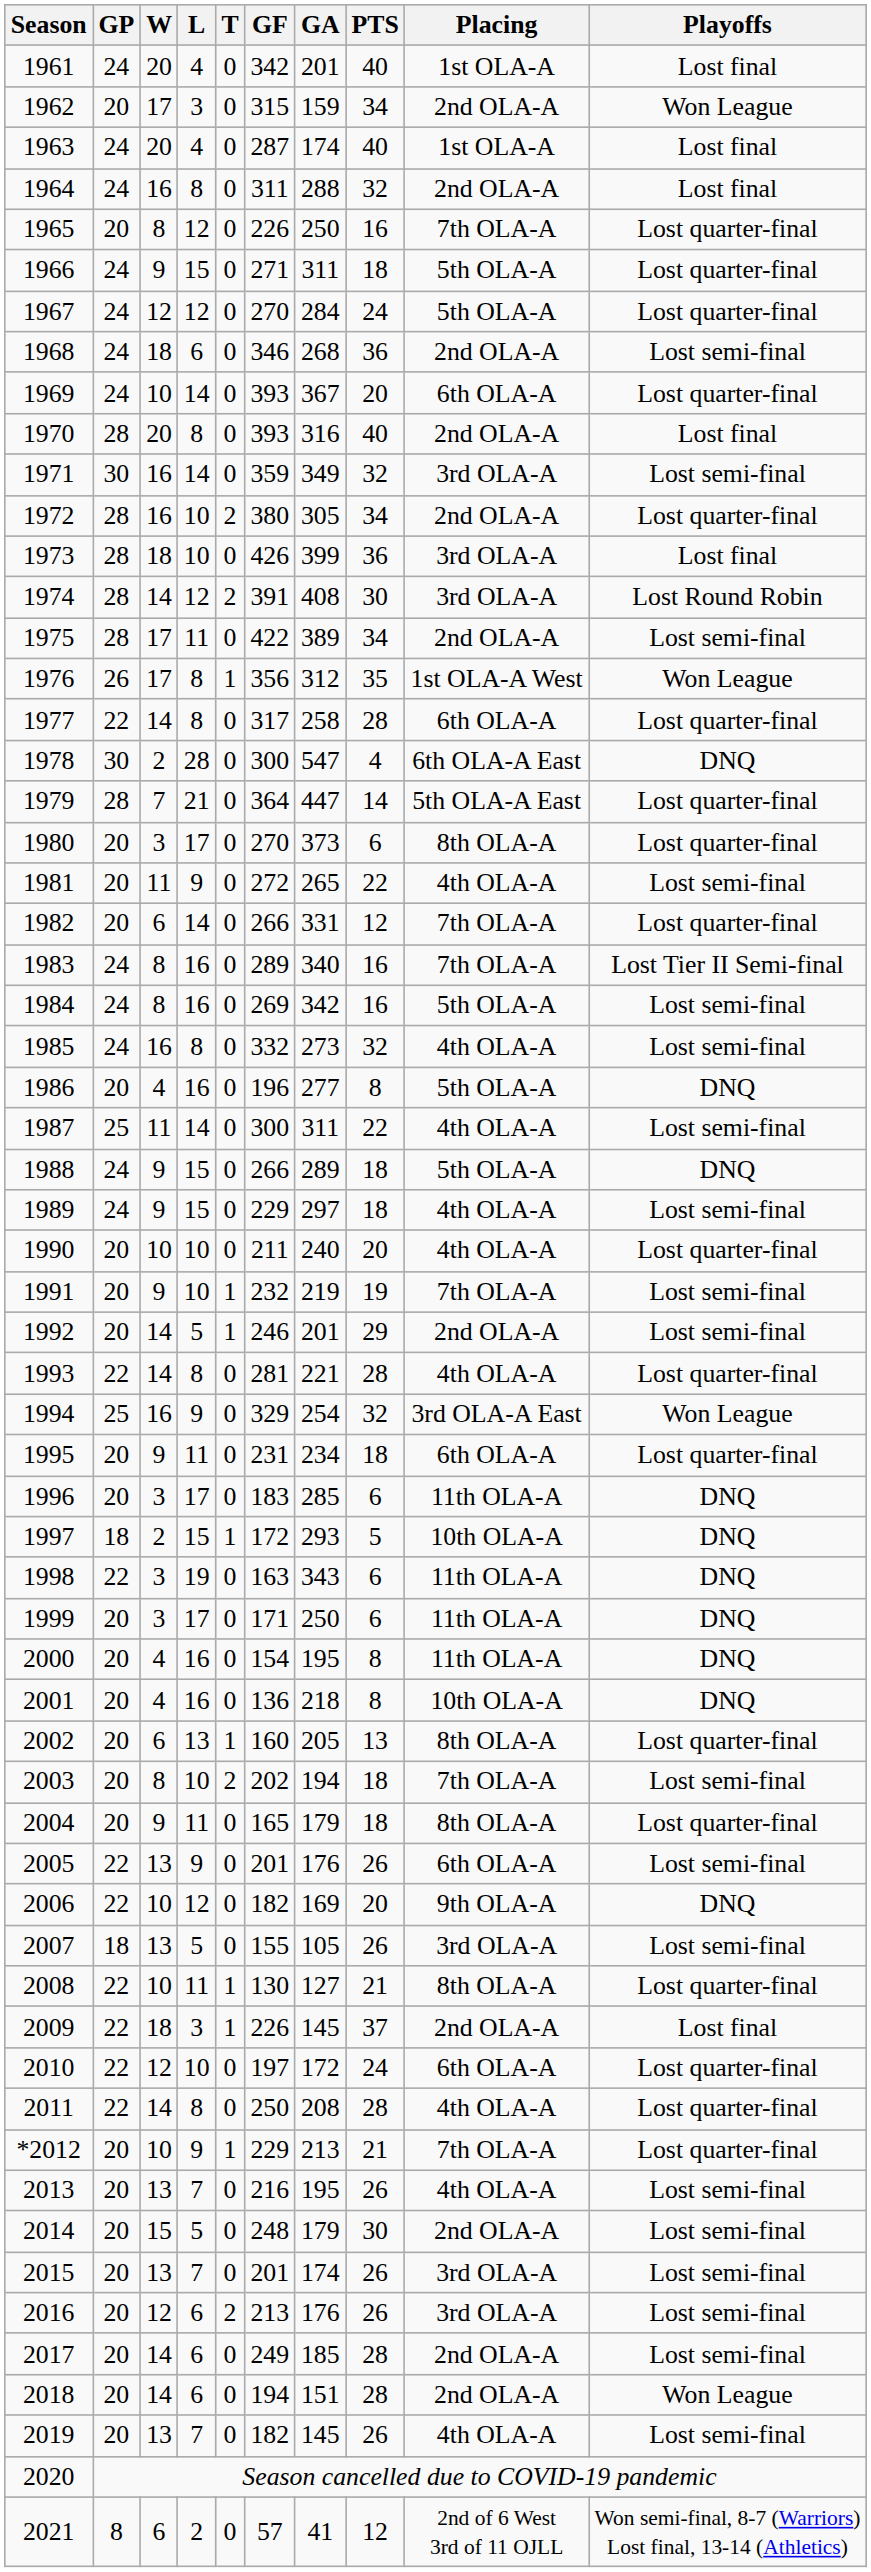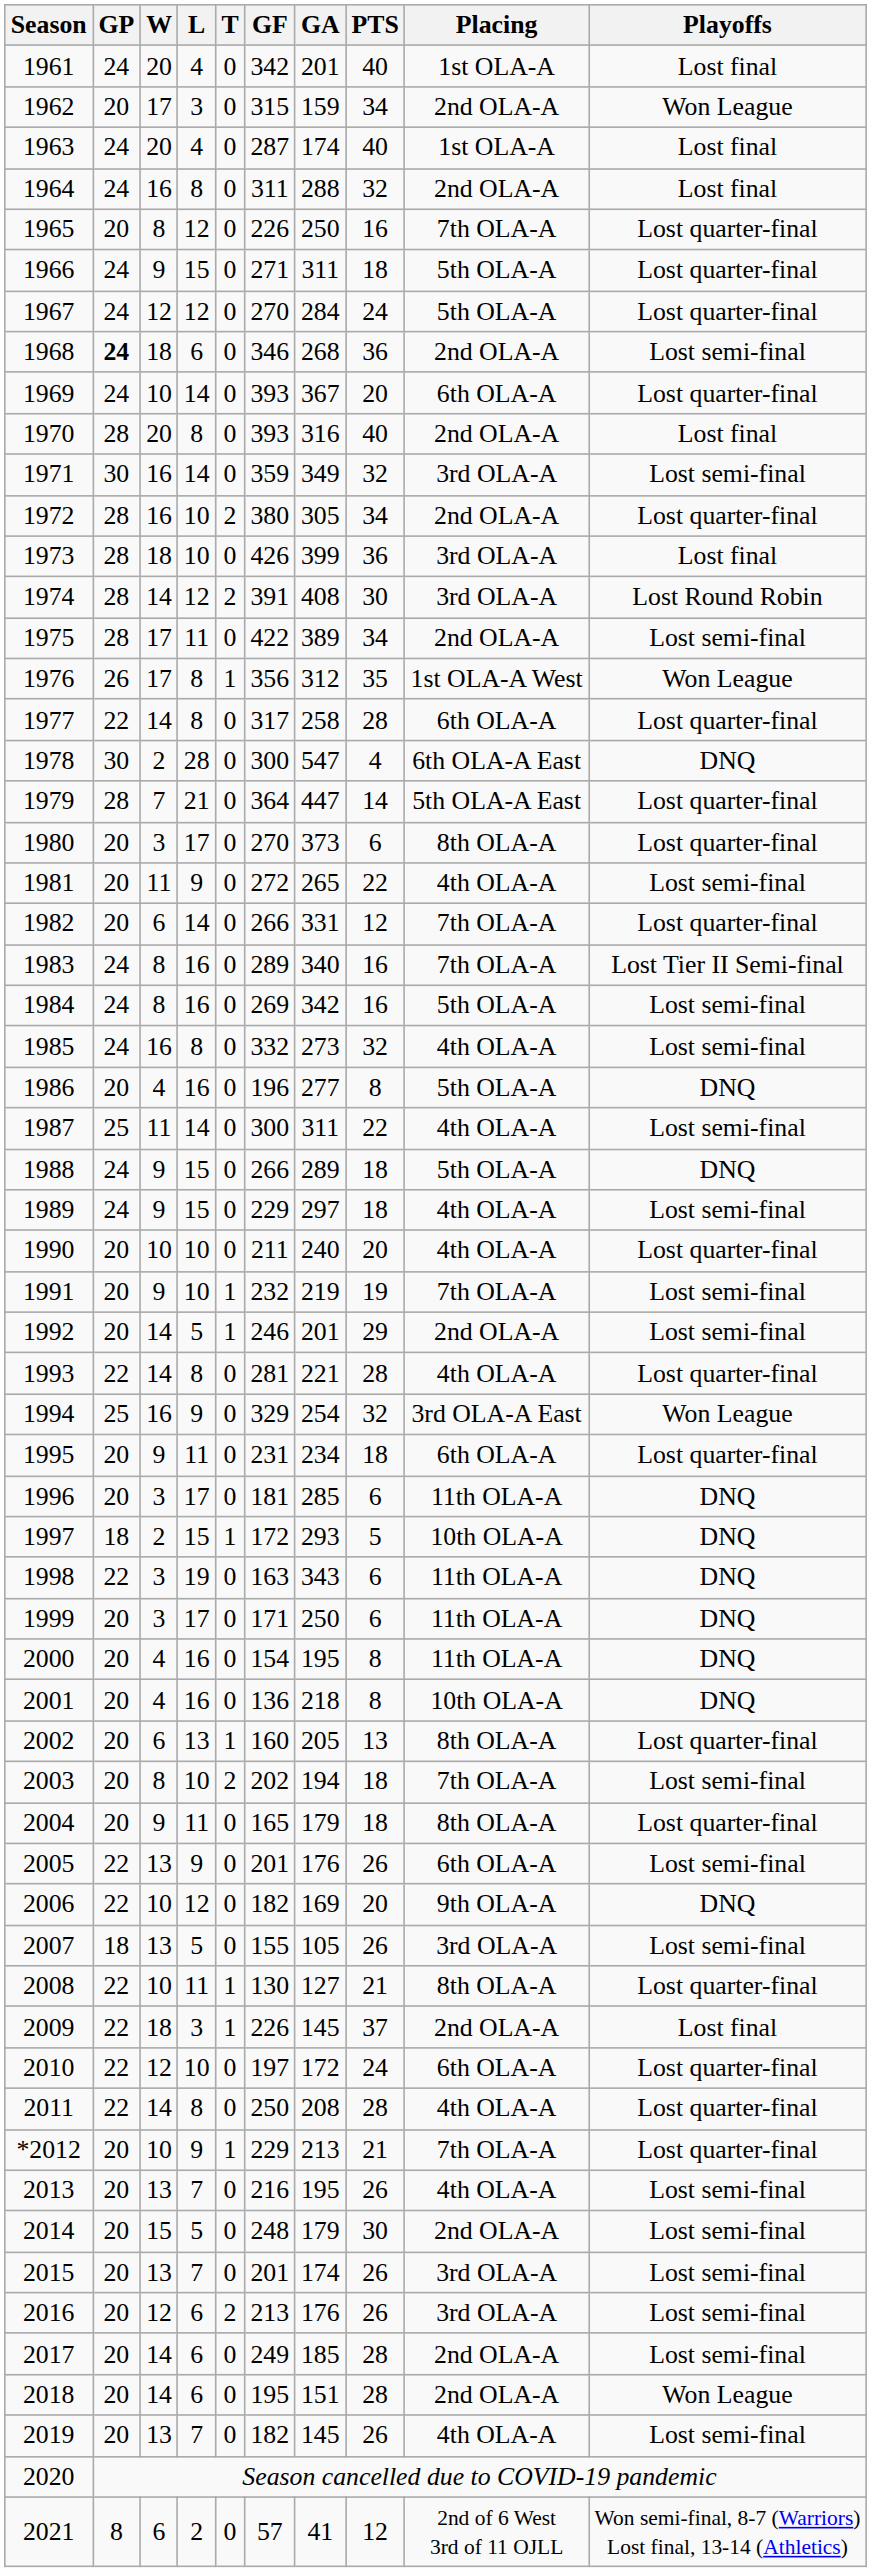(116, 351) normal -> (116, 351) bold
(270, 1495) 183 -> (270, 1495) 181
(270, 2394) 194 -> (270, 2394) 195
